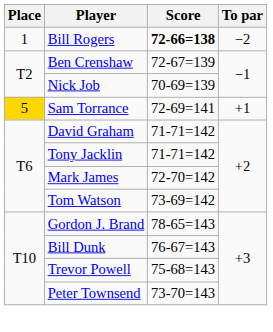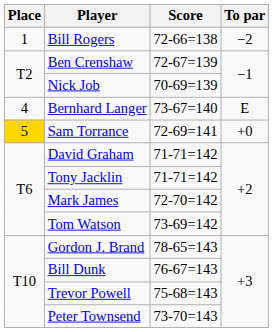(183, 39) bold -> (185, 39) normal
+ row: (97, 108)
(242, 108) +1 -> (245, 131) +0
